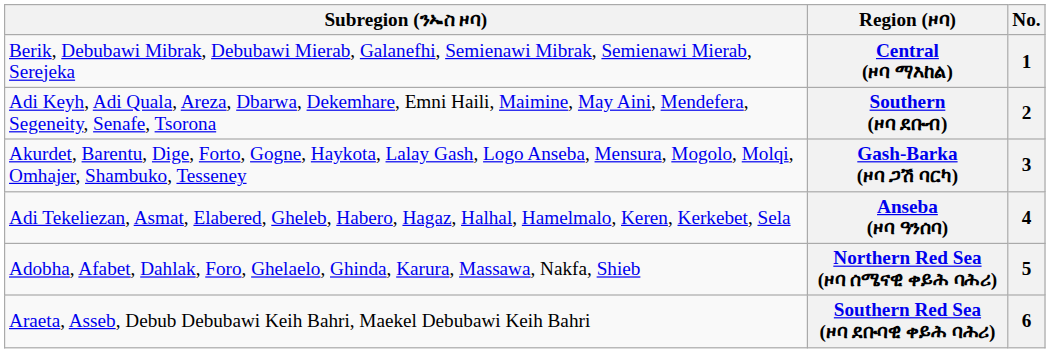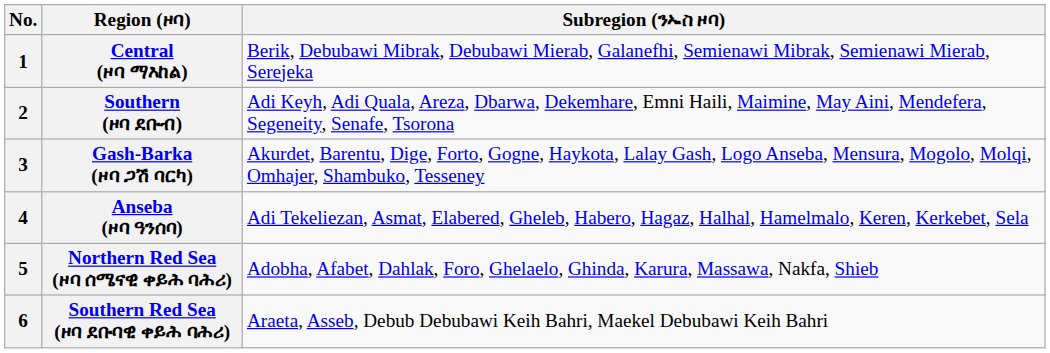columns swapped: (1026, 19) <-> (406, 19)
